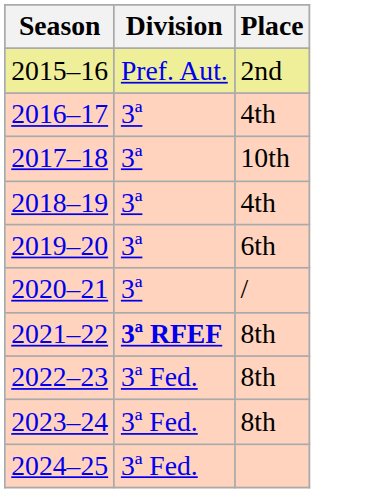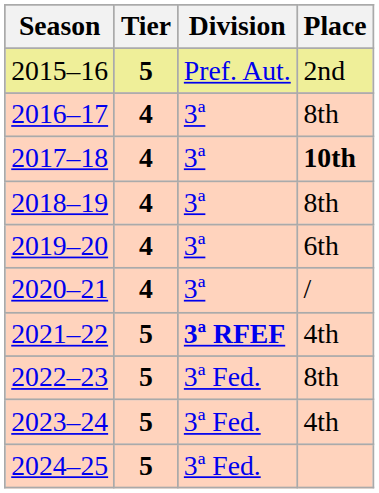+ column: (146, 26)
(258, 114) 4th -> (321, 114) 8th
(265, 158) normal -> (330, 158) bold
(258, 202) 4th -> (321, 202) 8th
(258, 333) 8th -> (321, 333) 4th
(258, 421) 8th -> (321, 421) 4th
